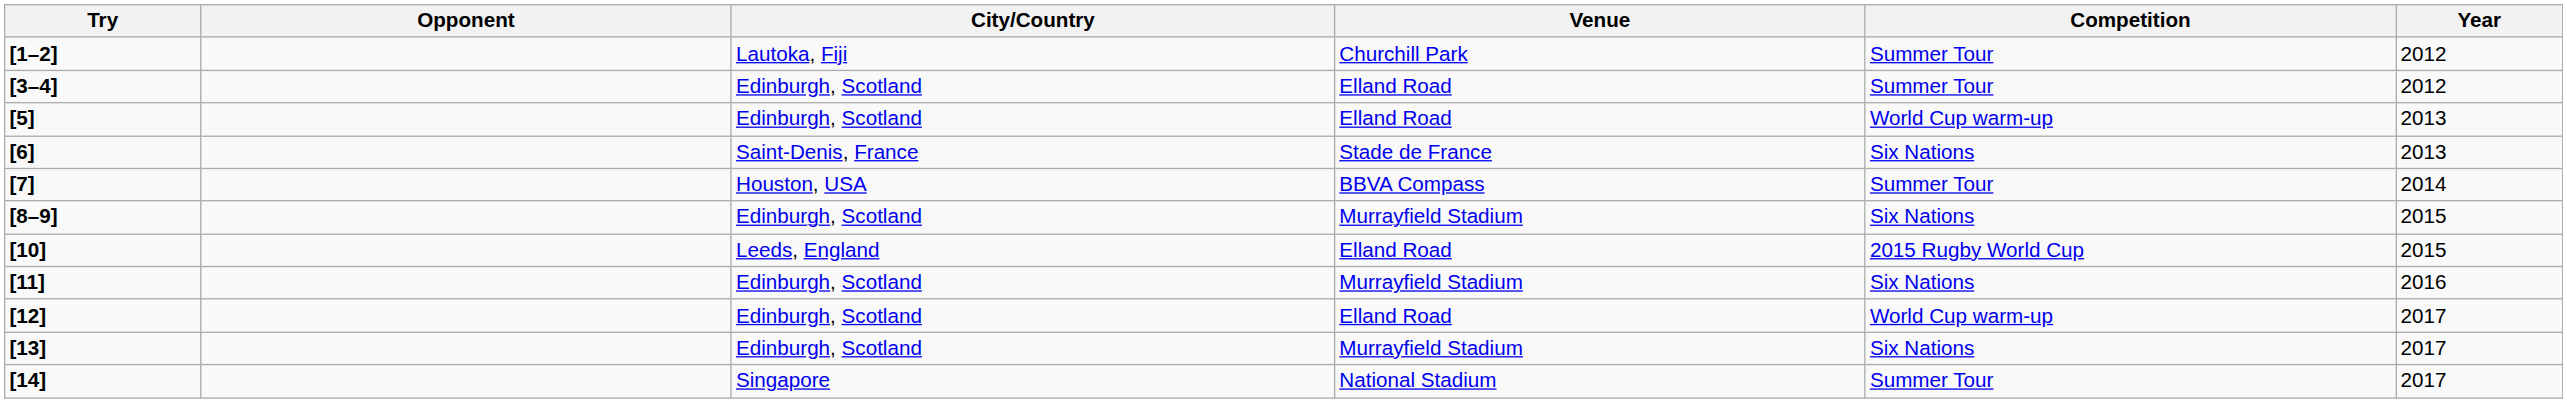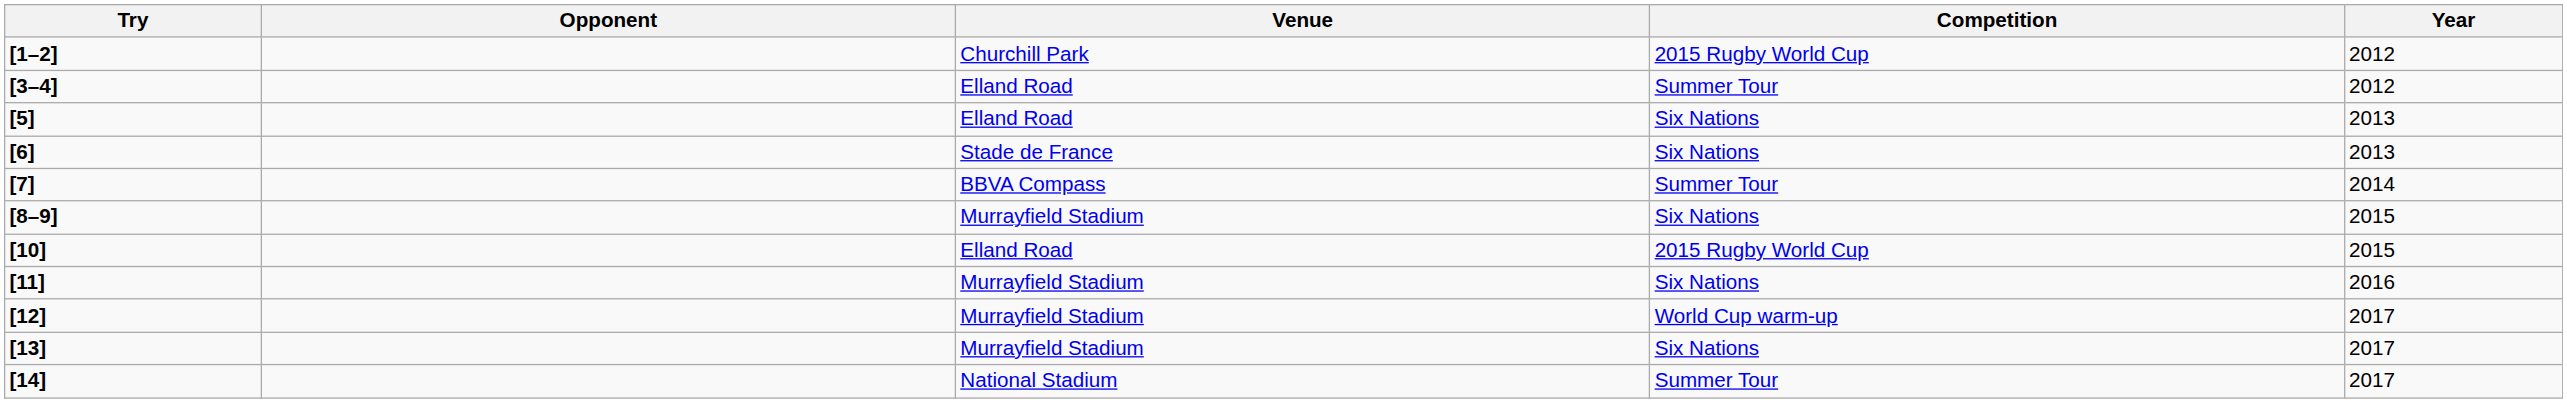- column: (1033, 20)
(1932, 53) Summer Tour -> (1762, 53) 2015 Rugby World Cup
(1961, 119) World Cup warm-up -> (1707, 119) Six Nations
(1396, 315) Elland Road -> (1052, 315) Murrayfield Stadium
